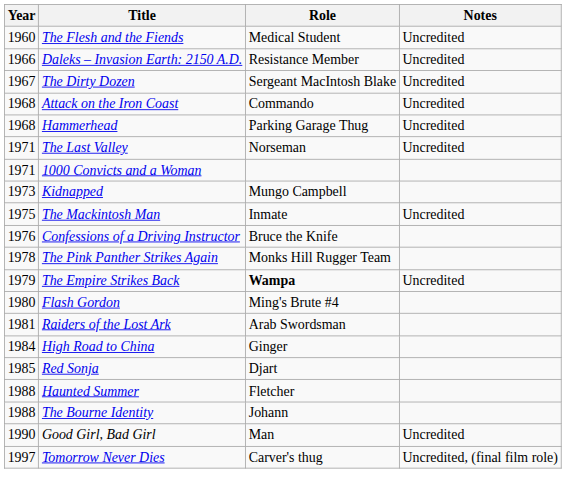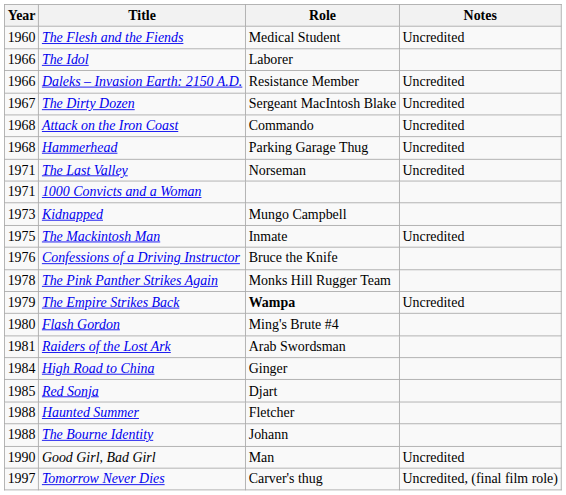+ row: (65, 59)
